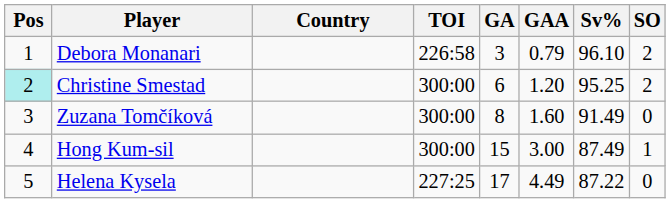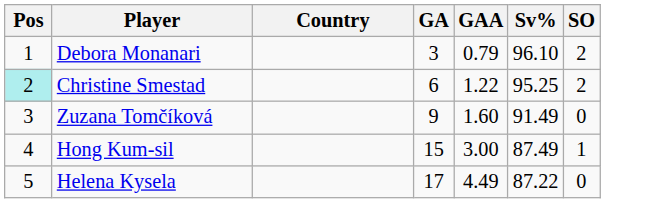- column: (447, 20)
(547, 85) 1.20 -> (481, 85) 1.22
(499, 117) 8 -> (434, 117) 9
